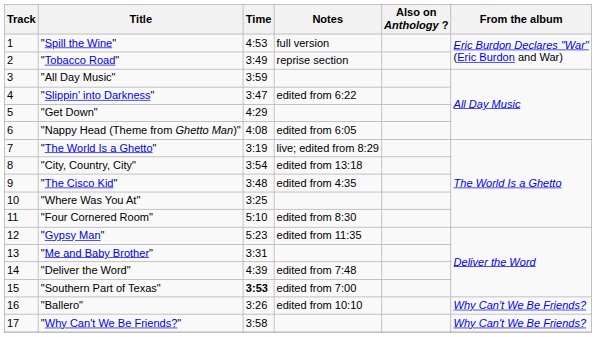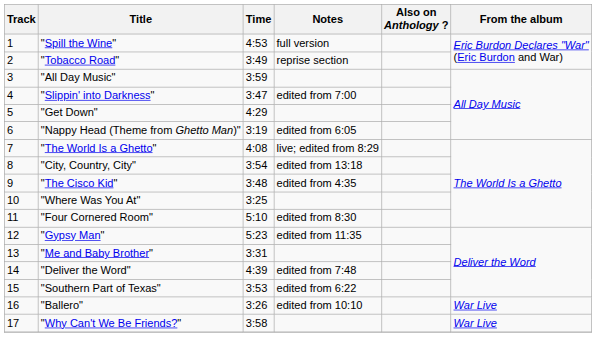(316, 95) edited from 6:22 -> (316, 95) edited from 7:00
(257, 130) 4:08 -> (257, 130) 3:19
(257, 148) 3:19 -> (257, 148) 4:08
(257, 288) bold -> (257, 288) normal
(316, 288) edited from 7:00 -> (316, 288) edited from 6:22
(520, 305) Why Can't We Be Friends? -> (475, 305) War Live
(520, 323) Why Can't We Be Friends? -> (475, 323) War Live
